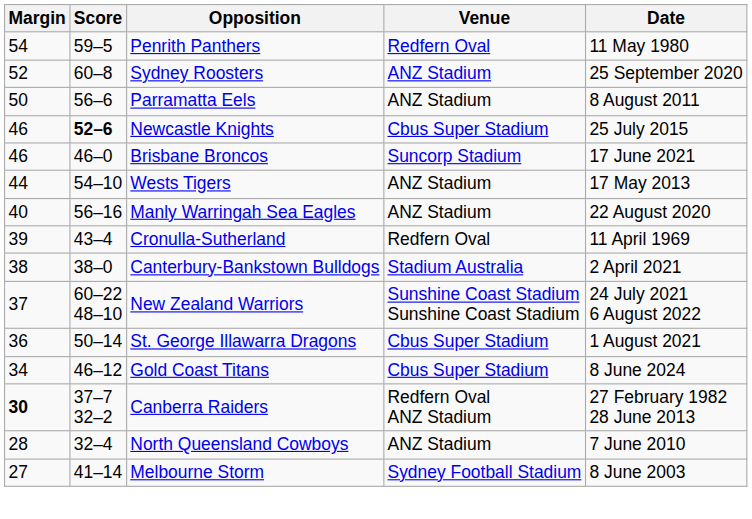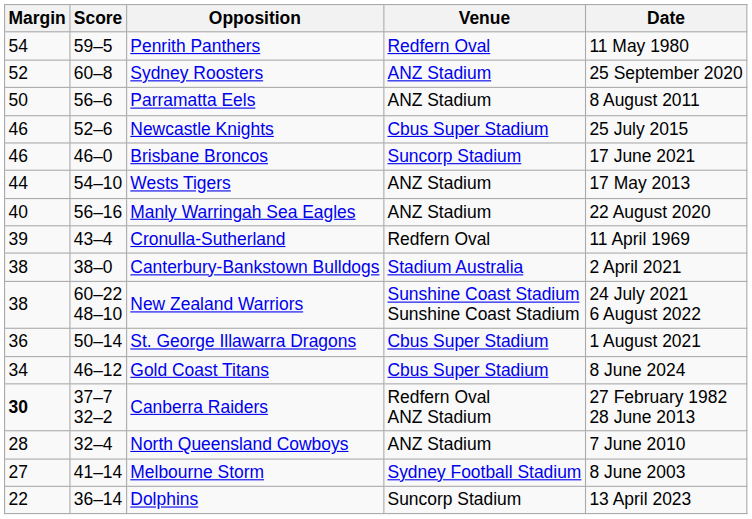(93, 128) bold -> (93, 128) normal
(18, 304) 37 -> (18, 304) 38
+ row: (164, 500)
